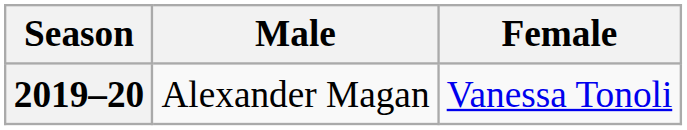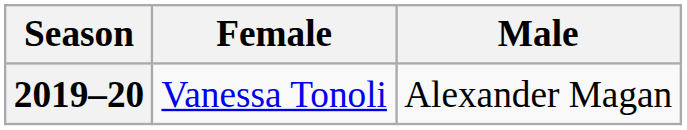columns swapped: (559, 34) <-> (295, 34)
